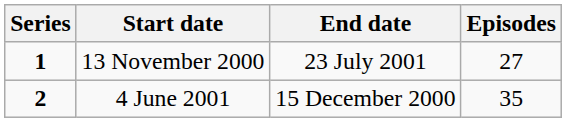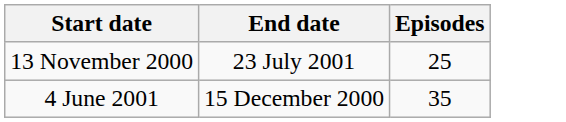- column: (40, 23)
(511, 60) 27 -> (440, 60) 25
